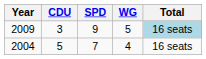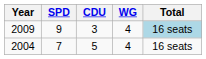columns swapped: (95, 12) <-> (60, 12)
(128, 29) 5 -> (128, 29) 4
